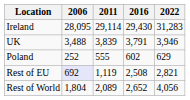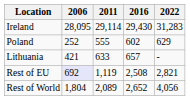- row: (13, 42)
+ row: (25, 57)
